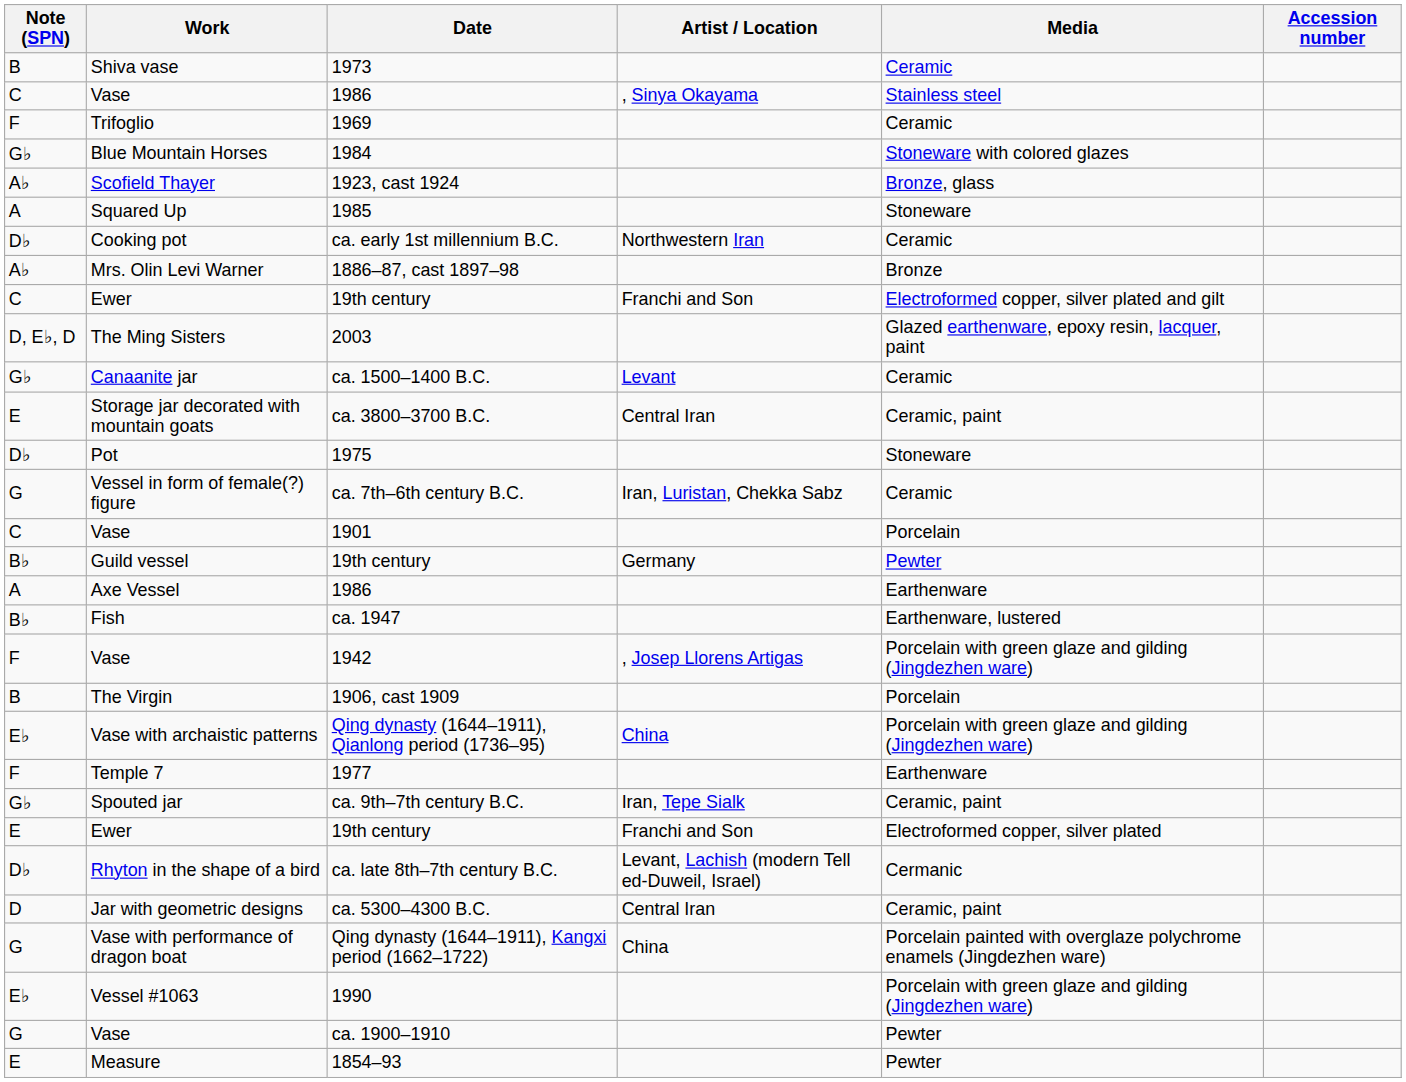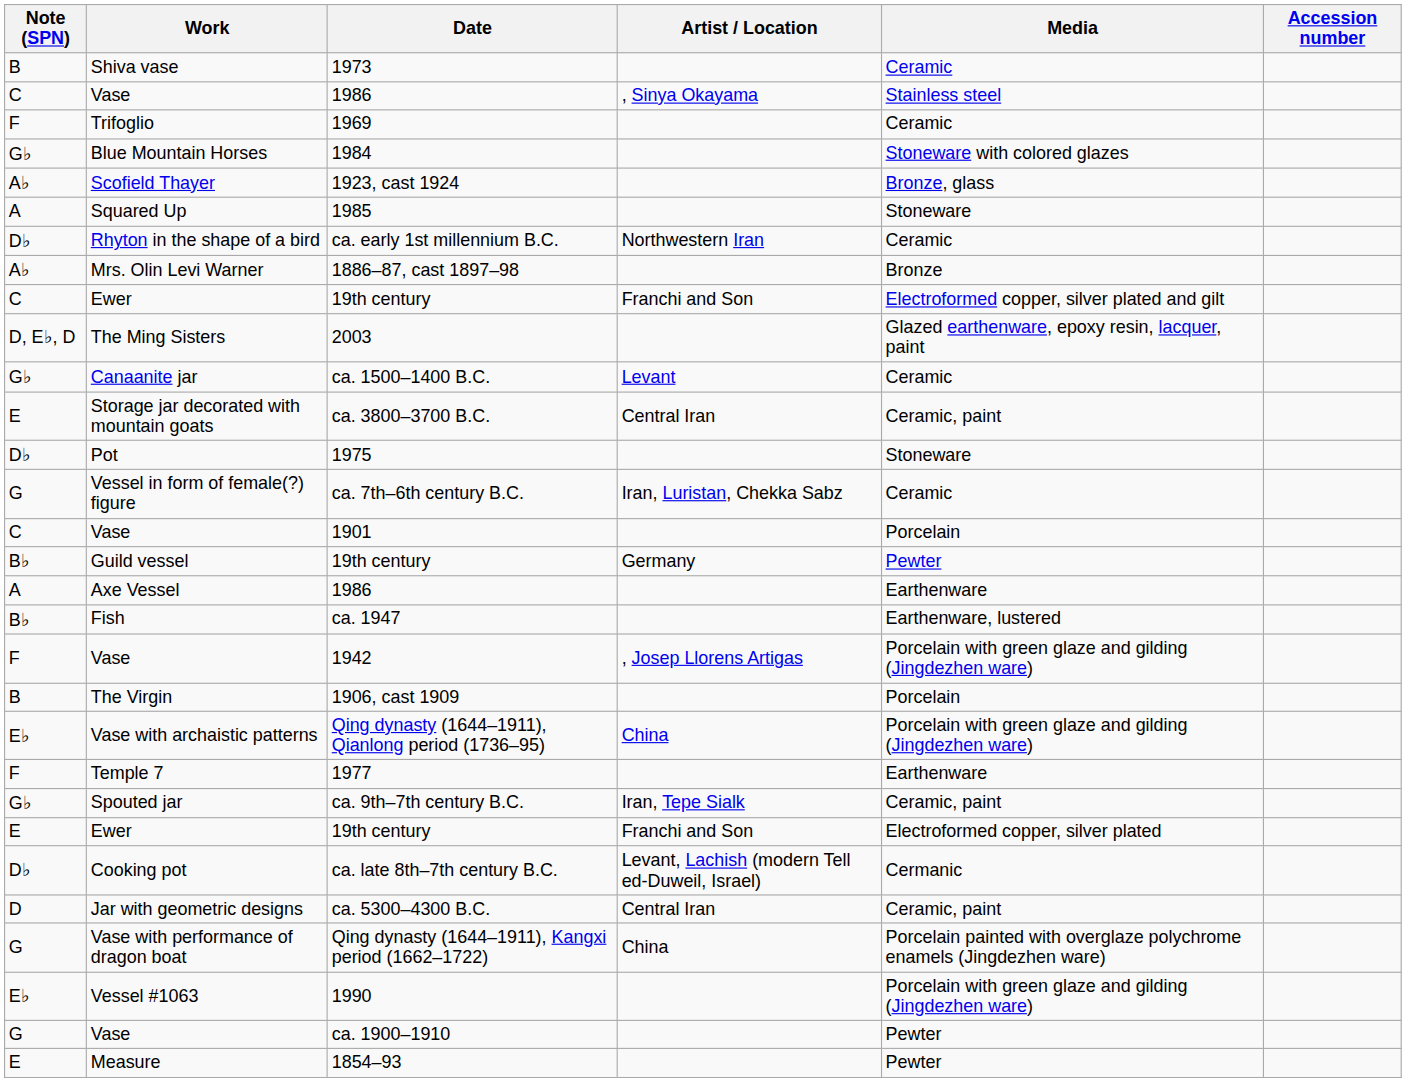(139, 240) Cooking pot -> (205, 240) Rhyton in the shape of a bird
(205, 870) Rhyton in the shape of a bird -> (139, 870) Cooking pot
